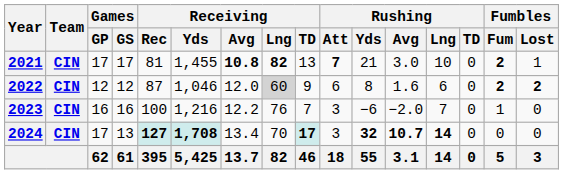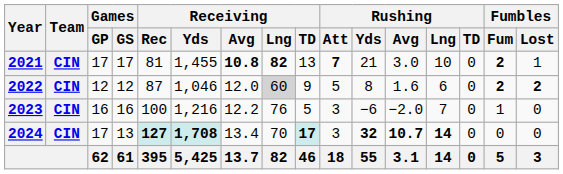(336, 87) 6 -> (336, 87) 5
(307, 110) 7 -> (307, 110) 5
